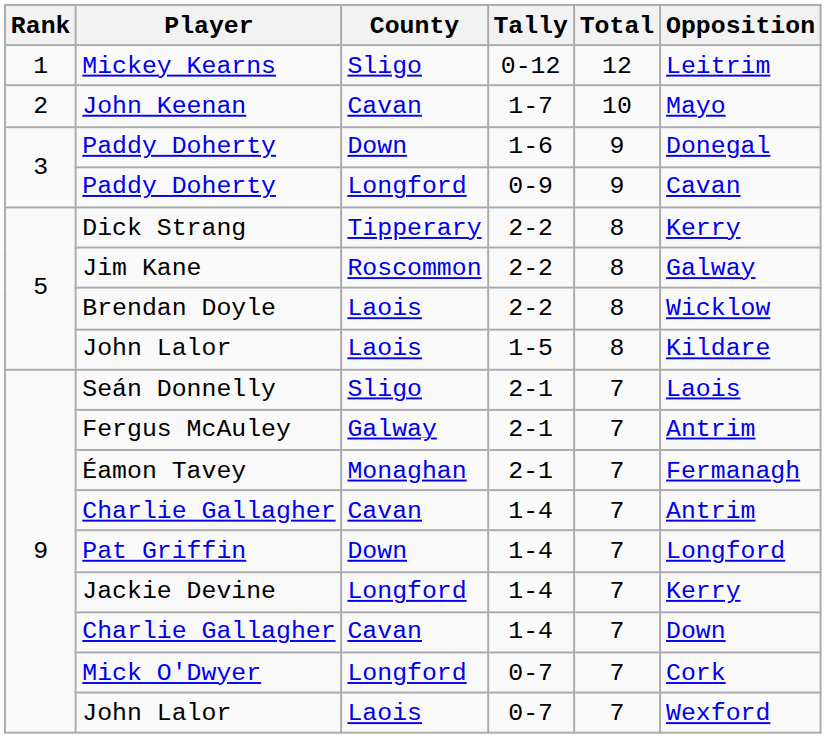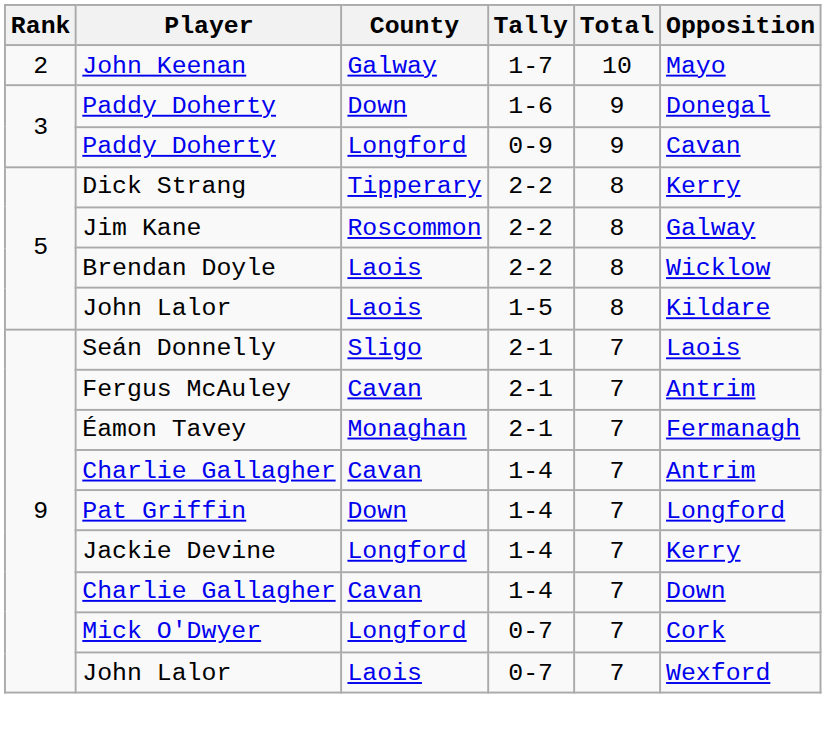- row: (179, 66)
(385, 106) Cavan -> (392, 66) Galway
(392, 430) Galway -> (385, 389) Cavan
